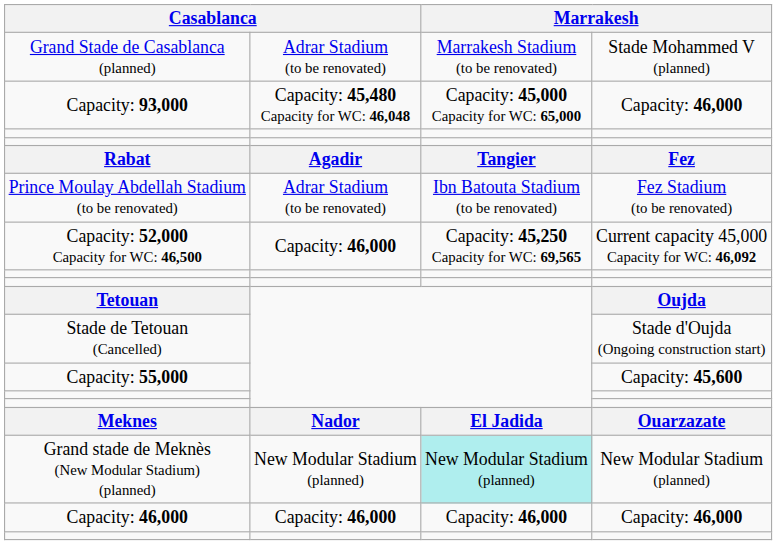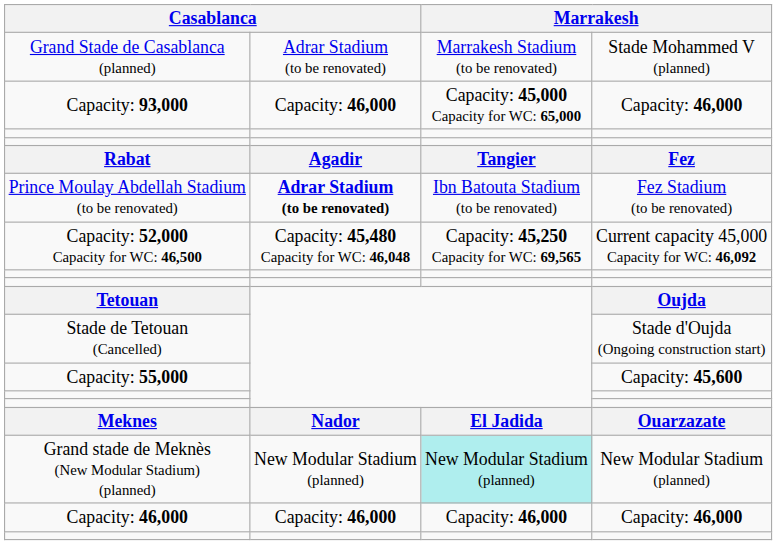(335, 104) Capacity: 45,480 Capacity for WC: 46,048 -> (335, 104) Capacity: 46,000
(335, 197) normal -> (335, 197) bold
(335, 245) Capacity: 46,000 -> (335, 245) Capacity: 45,480 Capacity for WC: 46,048
